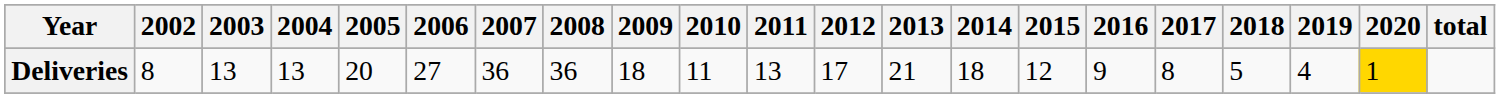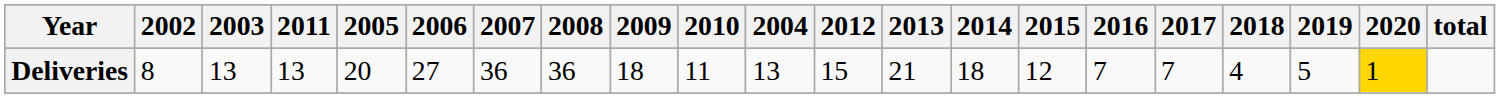columns swapped: (305, 26) <-> (781, 26)
(834, 70) 17 -> (834, 70) 15
(1100, 70) 9 -> (1100, 70) 7
(1168, 70) 8 -> (1168, 70) 7
(1236, 70) 5 -> (1236, 70) 4
(1304, 70) 4 -> (1304, 70) 5
